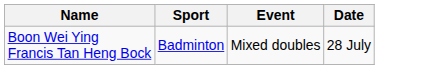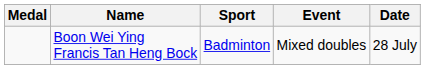+ column: (27, 15)
